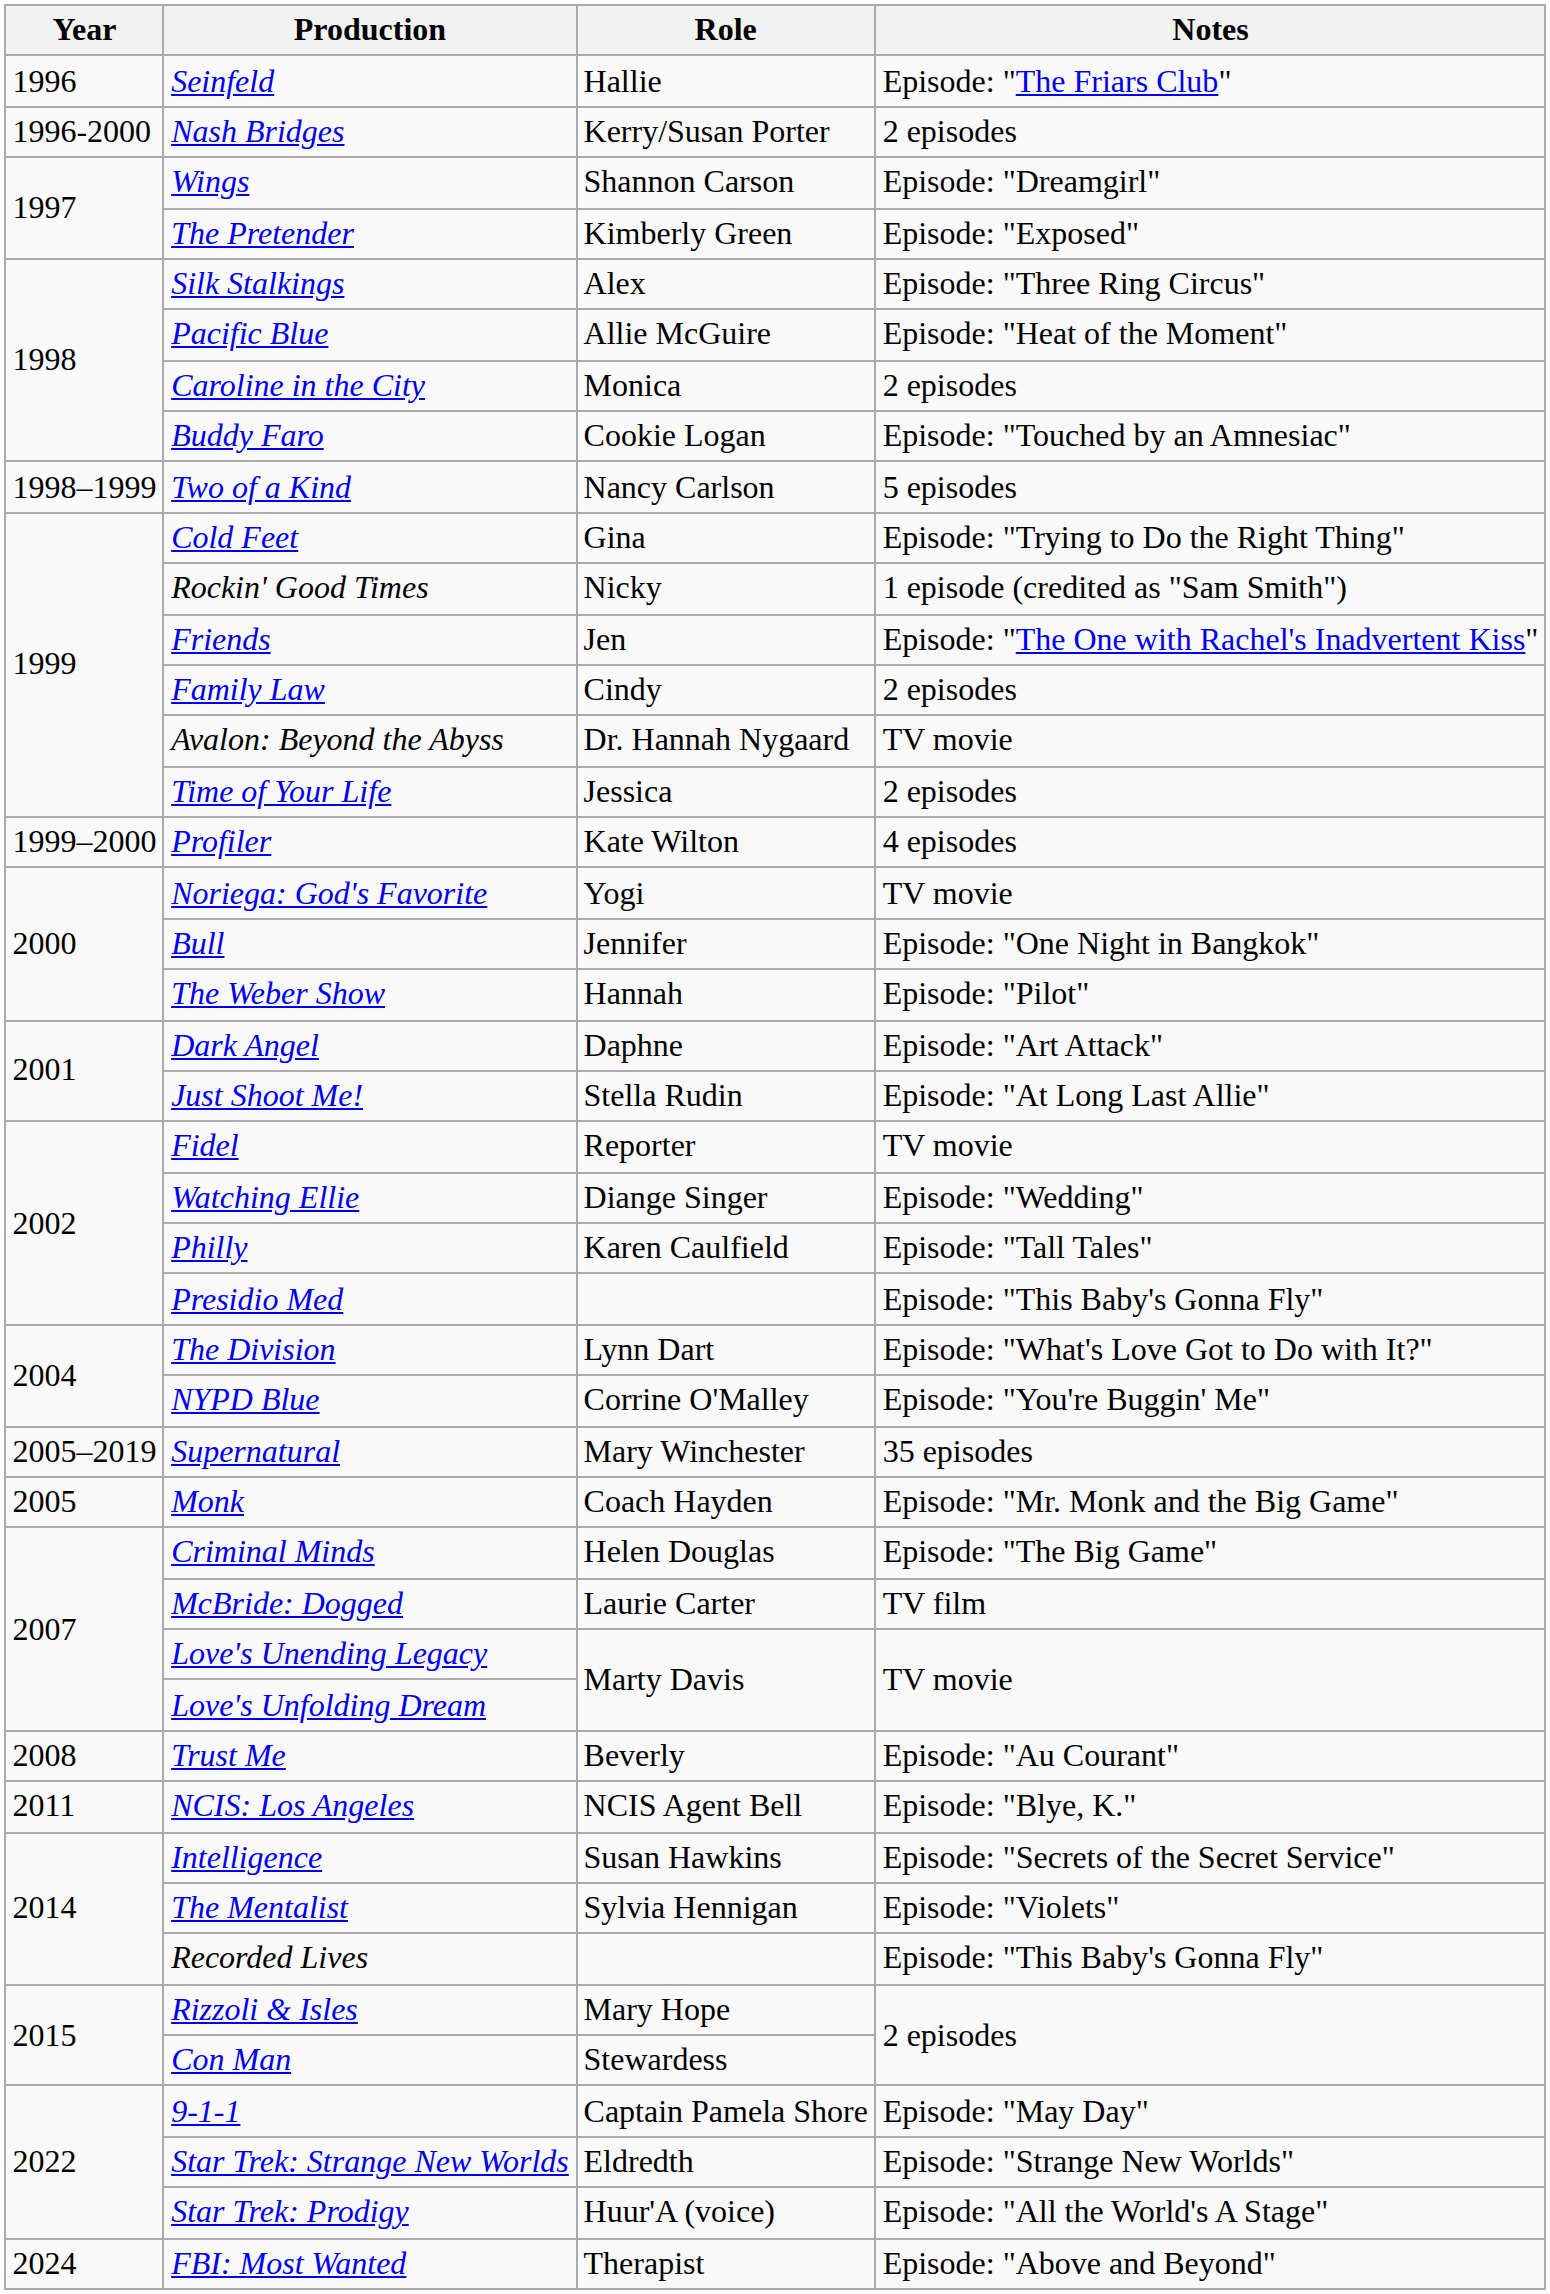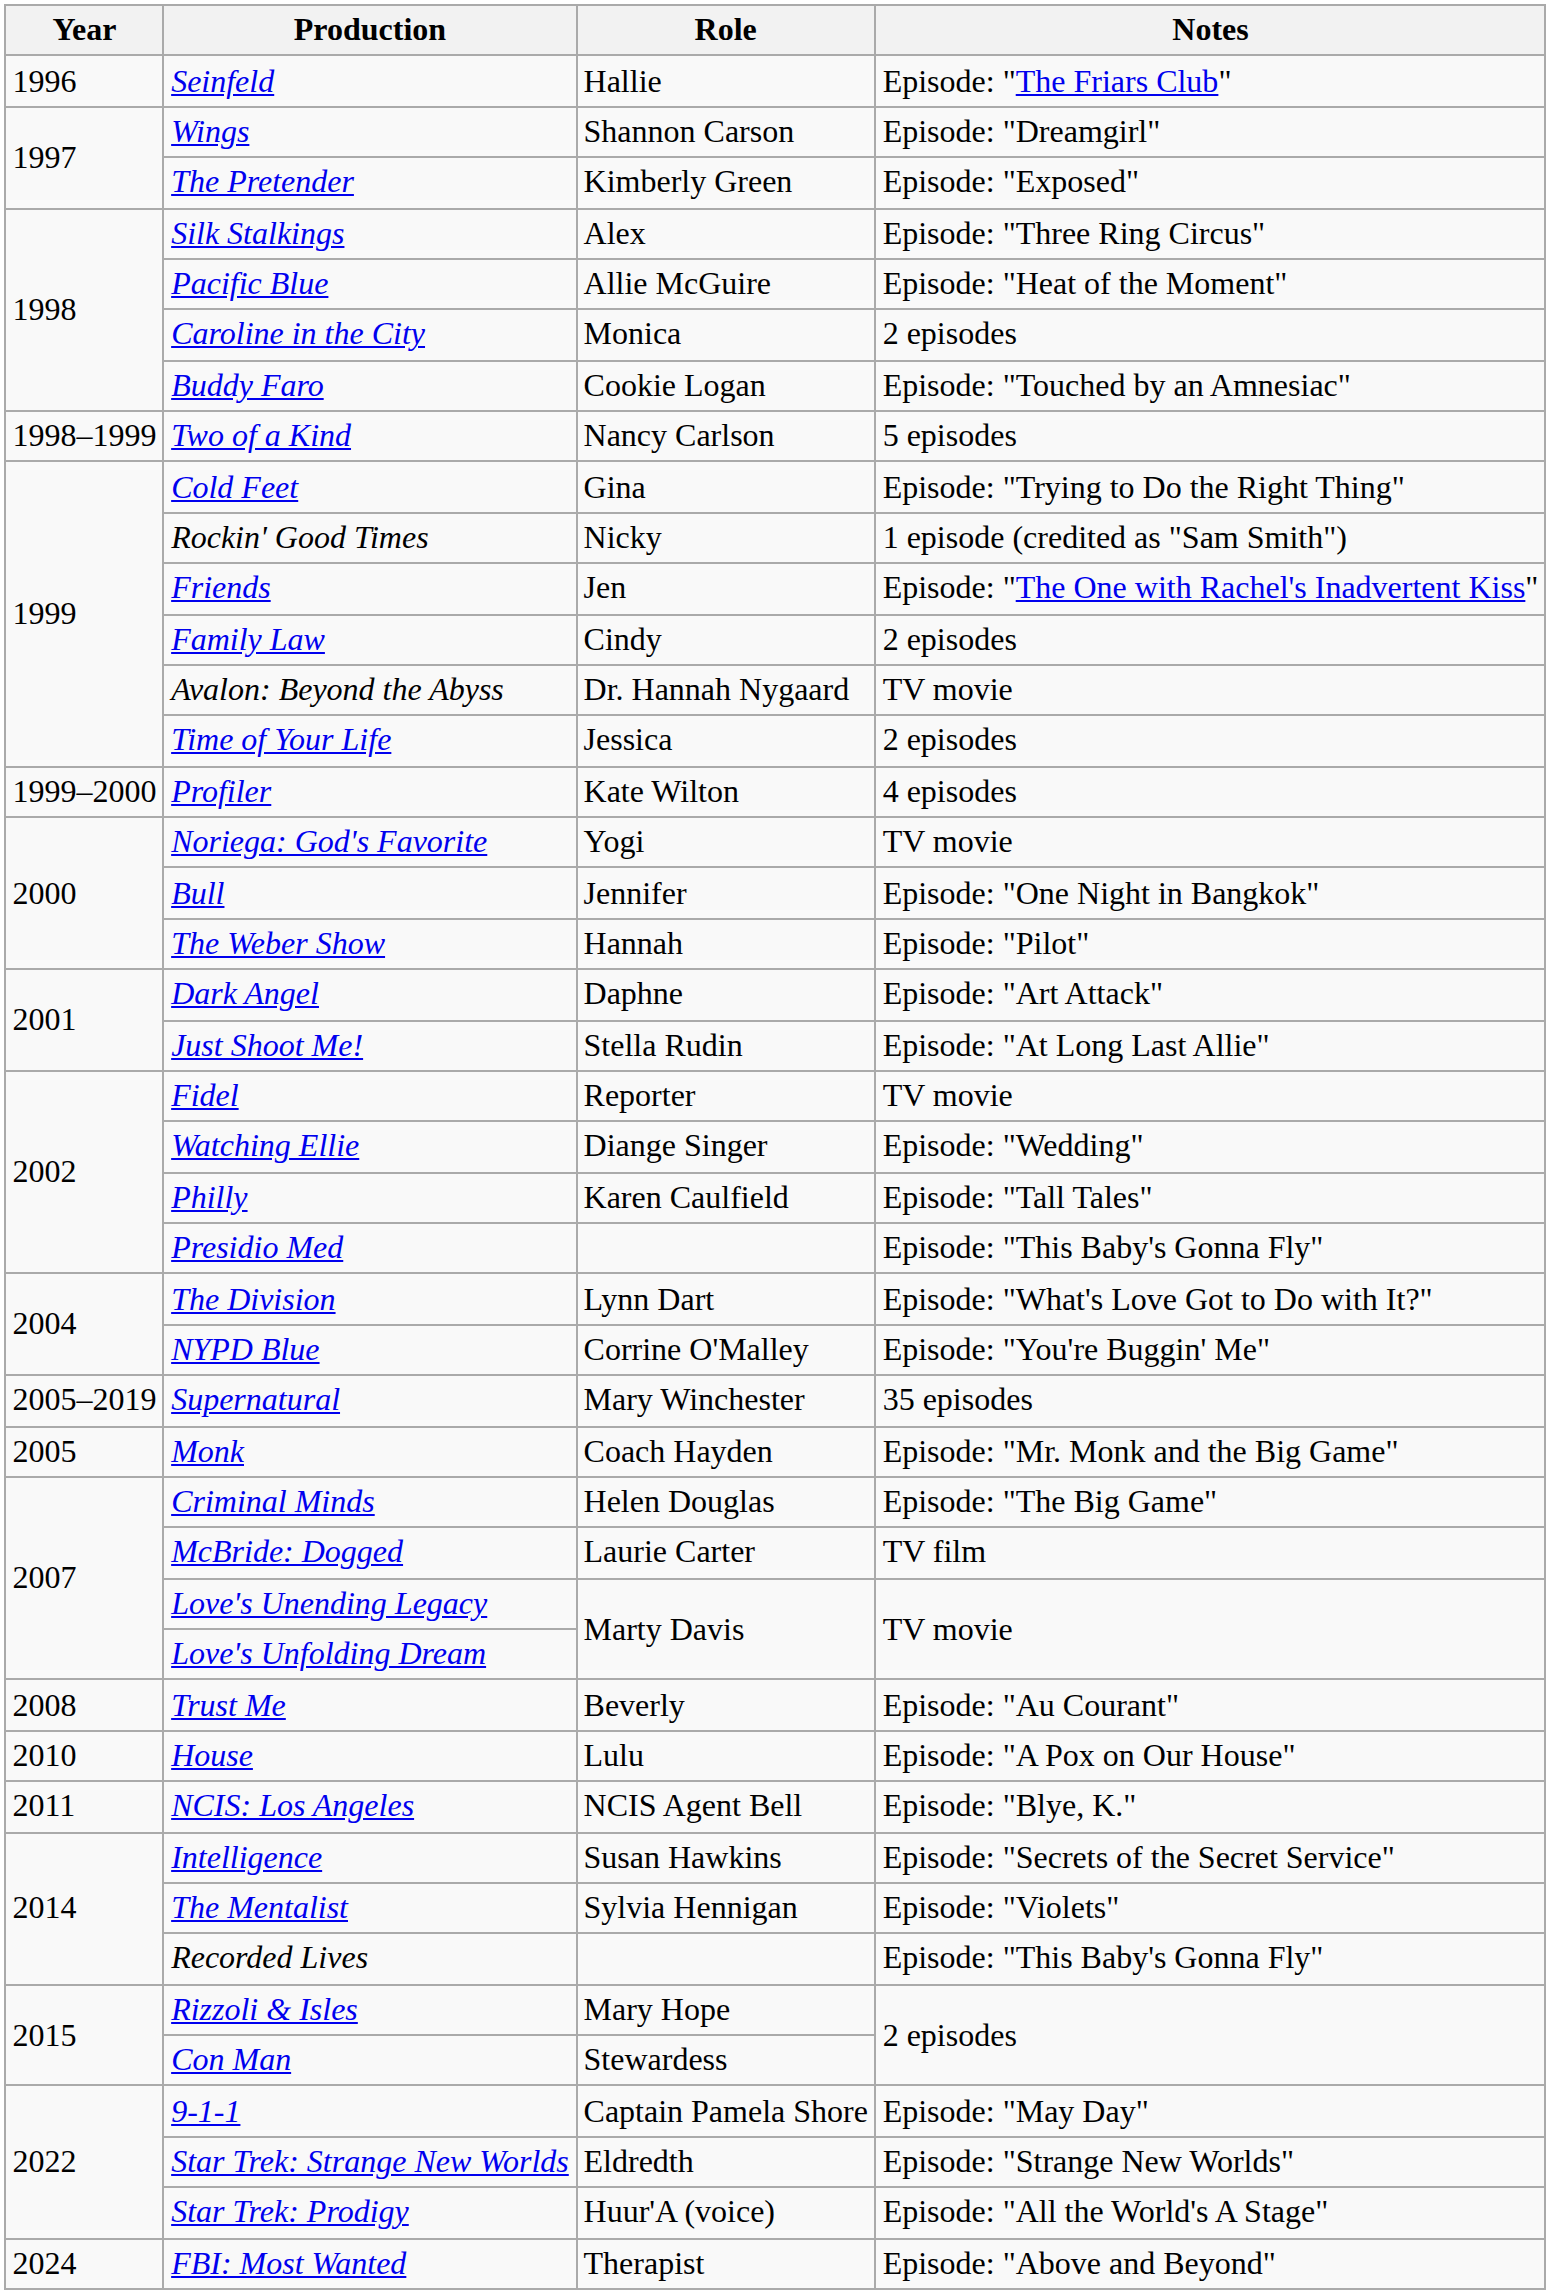- row: (258, 131)
+ row: (212, 1755)
